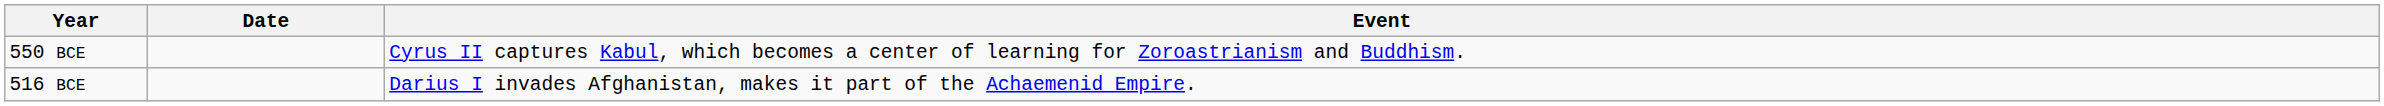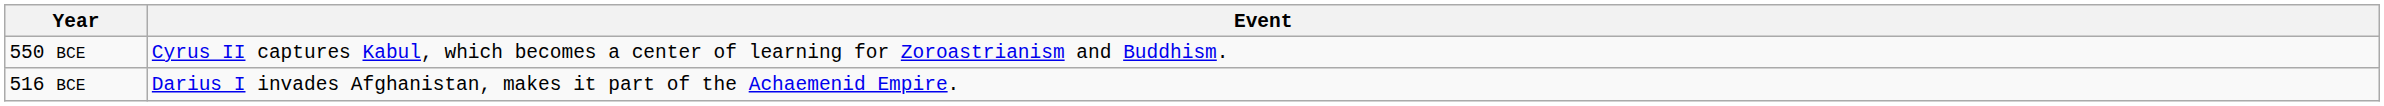- column: (266, 21)
